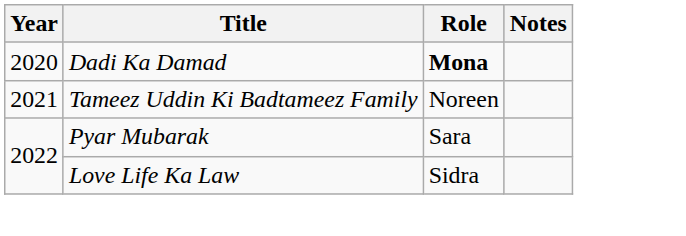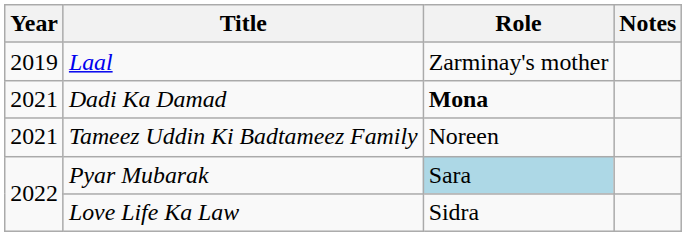+ row: (91, 61)
(34, 61) 2020 -> (34, 99) 2021
(450, 136) no background -> (450, 174) lightblue background
